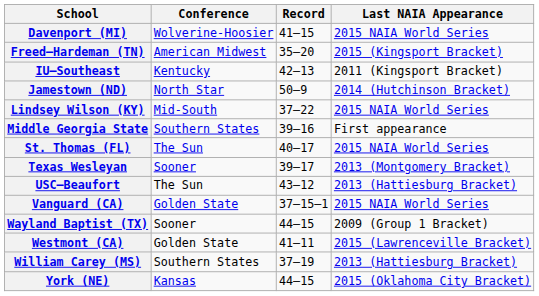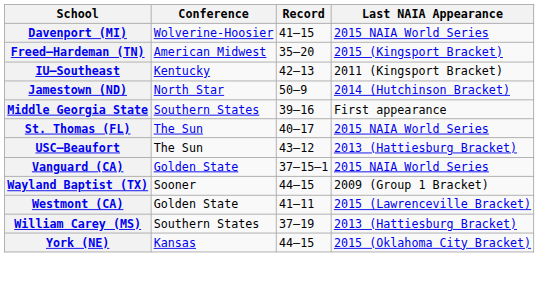- row: (78, 109)
- row: (78, 167)
